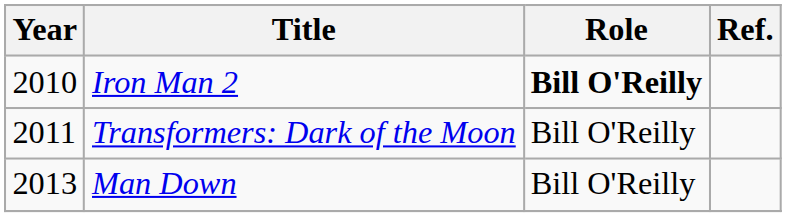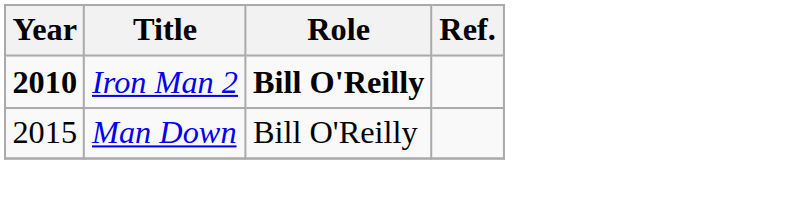(45, 81) normal -> (45, 81) bold
- row: (304, 132)
(45, 183) 2013 -> (45, 132) 2015
